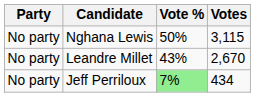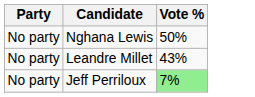- column: (229, 15)
